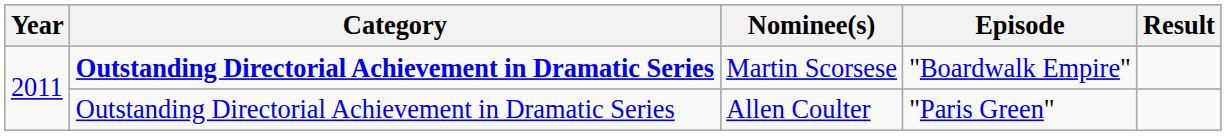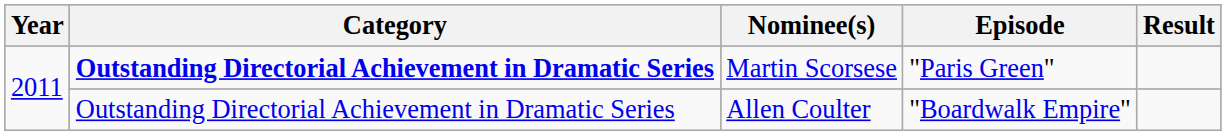(1020, 67) "Boardwalk Empire" -> (982, 67) "Paris Green"
(982, 109) "Paris Green" -> (1020, 109) "Boardwalk Empire"
